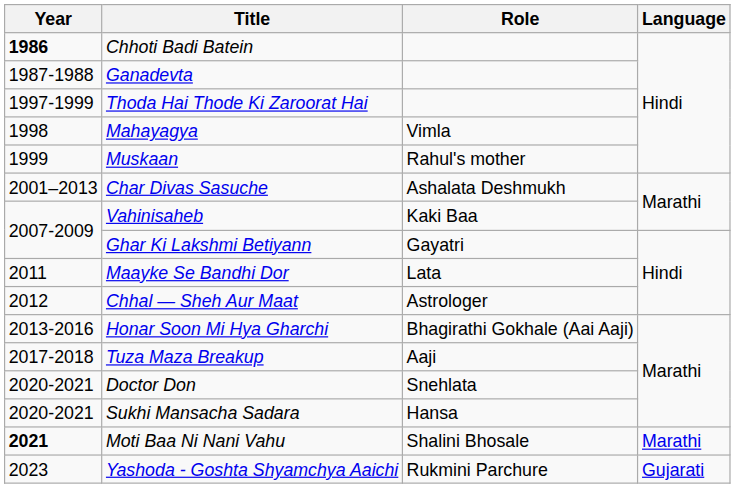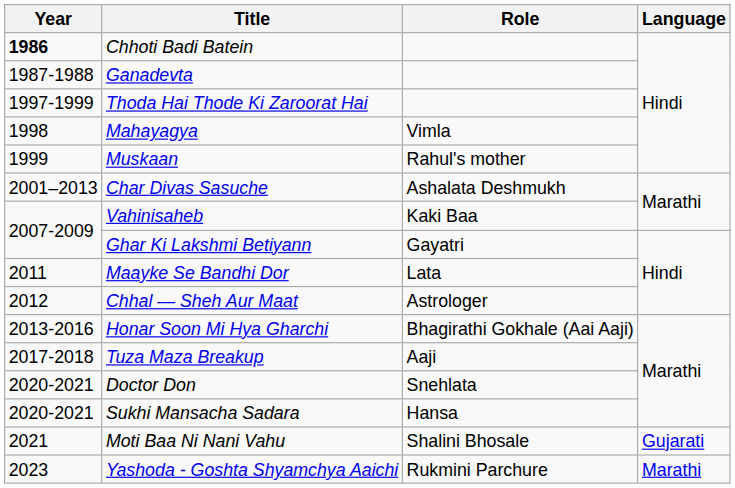(28, 441) bold -> (28, 441) normal
(672, 441) Marathi -> (673, 441) Gujarati
(673, 469) Gujarati -> (672, 469) Marathi
